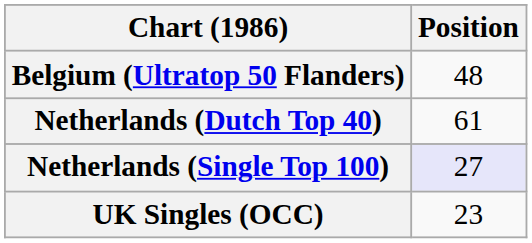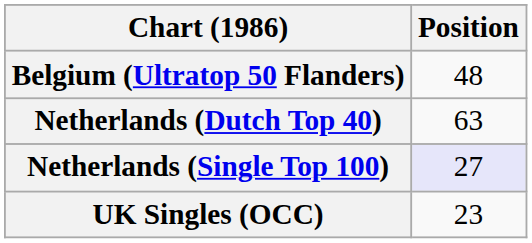(468, 120) 61 -> (468, 120) 63
